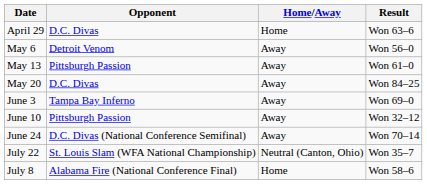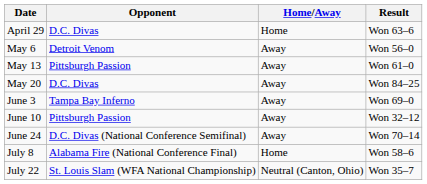rows swapped: (20, 170) <-> (23, 153)
